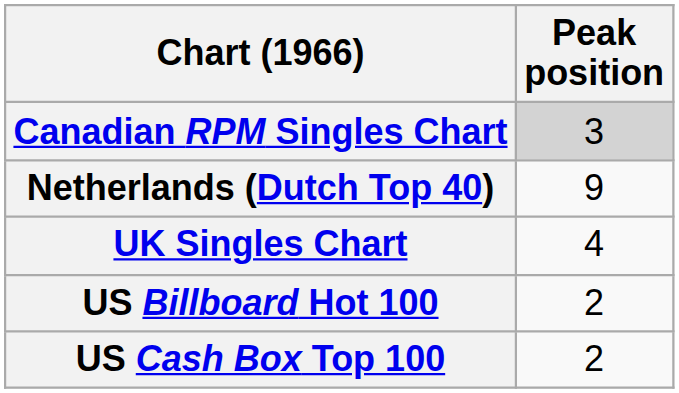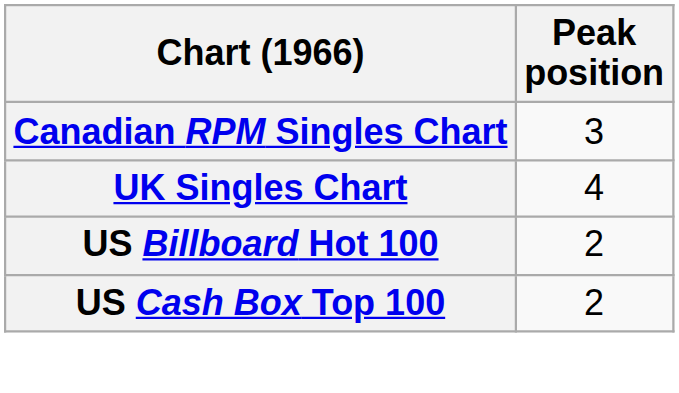(594, 130) lightgrey background -> (594, 130) no background
- row: (260, 187)
